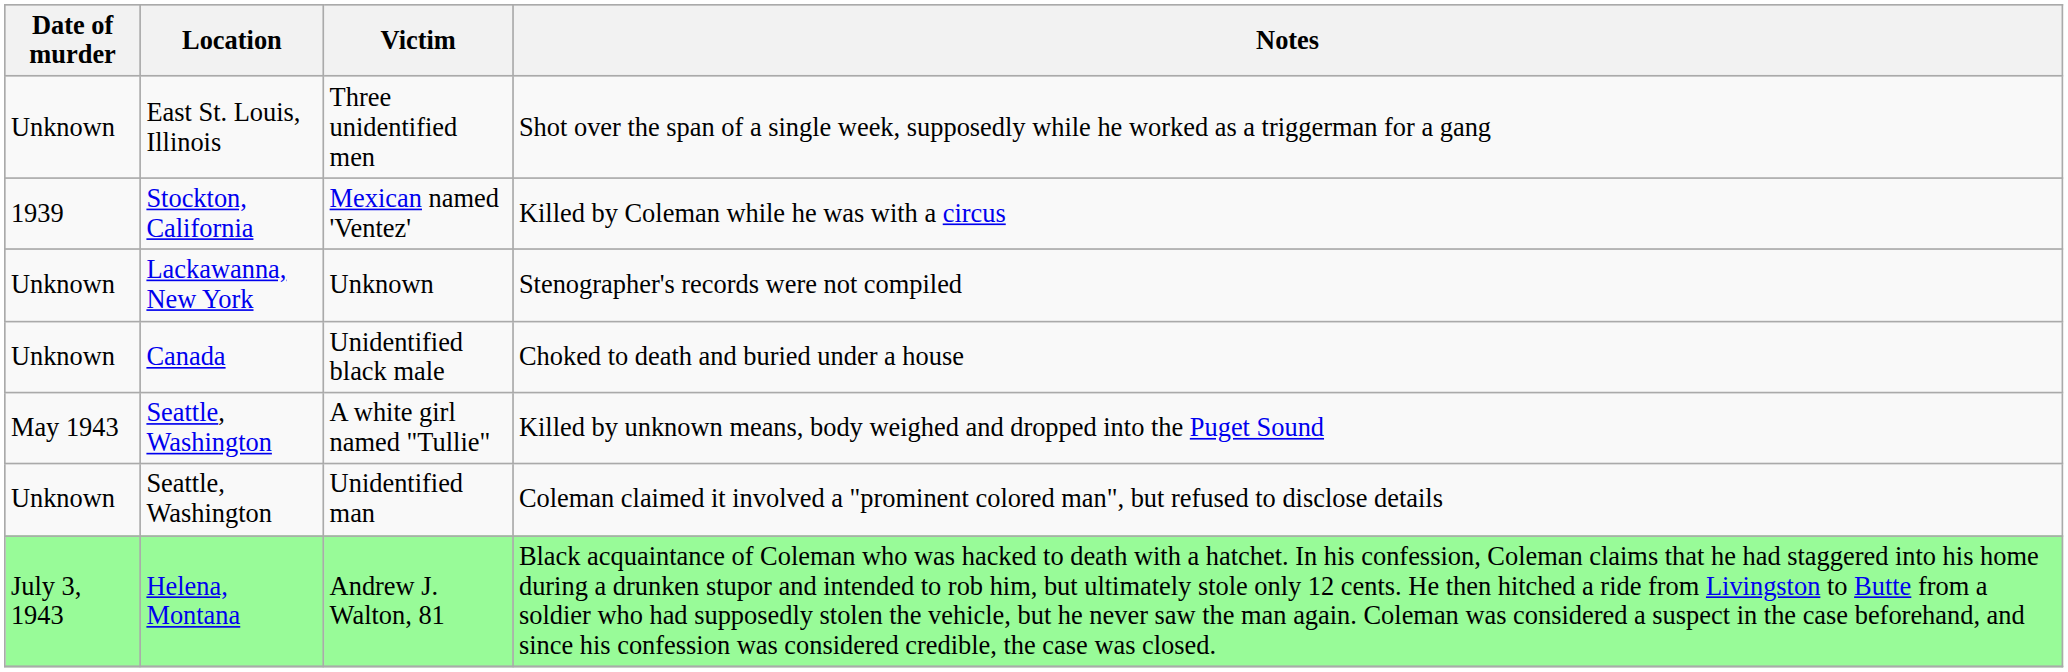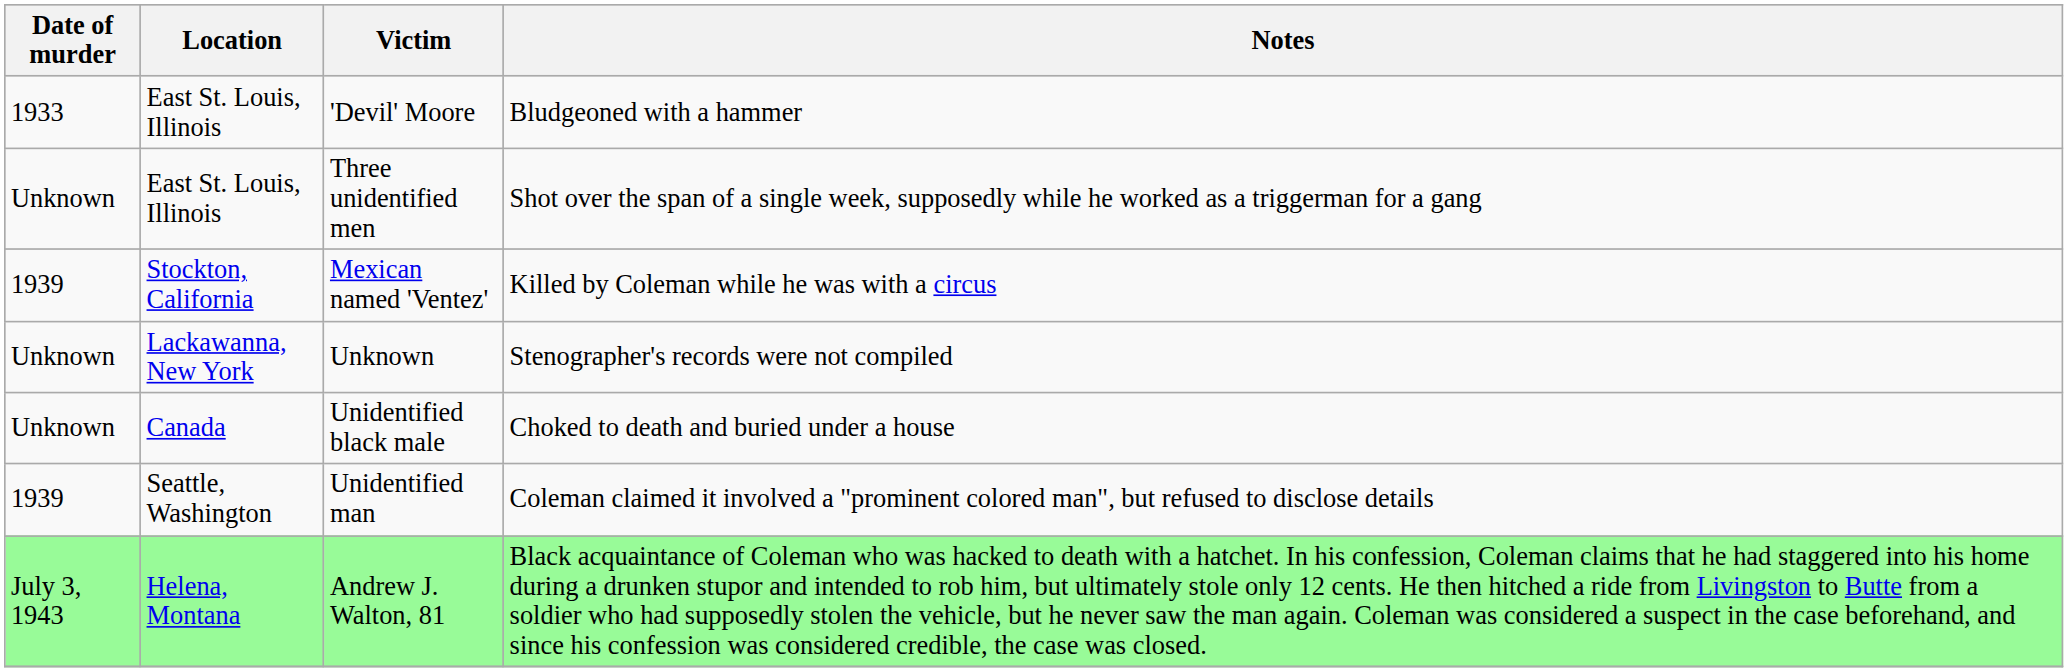+ row: (403, 111)
- row: (410, 427)
(63, 499) Unknown -> (37, 499) 1939
